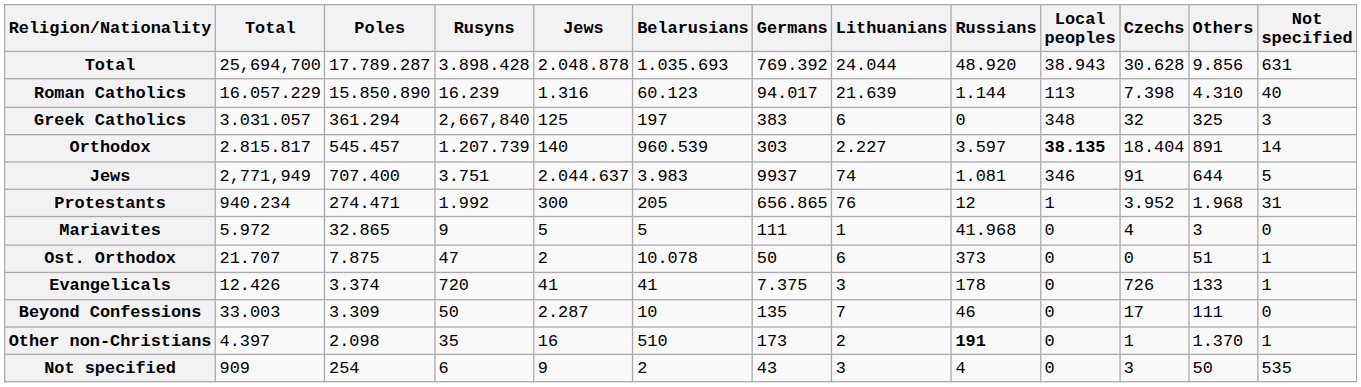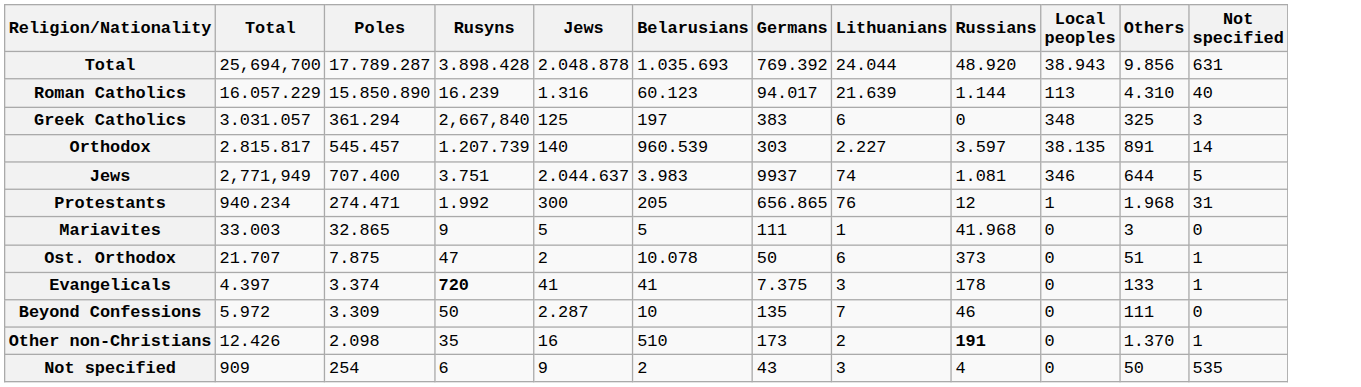- column: (1154, 28)
(1075, 148) bold -> (1075, 148) normal
(245, 231) 5.972 -> (250, 231) 33.003
(250, 286) 12.426 -> (245, 286) 4.397
(454, 286) normal -> (454, 286) bold
(250, 313) 33.003 -> (245, 313) 5.972
(245, 341) 4.397 -> (250, 341) 12.426
